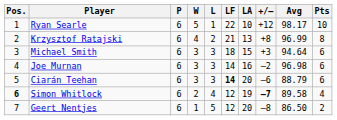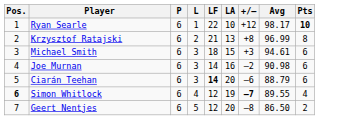- column: (196, 11)
(322, 25) normal -> (305, 25) bold
(294, 53) 94.64 -> (277, 53) 94.61
(294, 66) 96.98 -> (277, 66) 90.98
(294, 94) 89.58 -> (277, 94) 89.55
